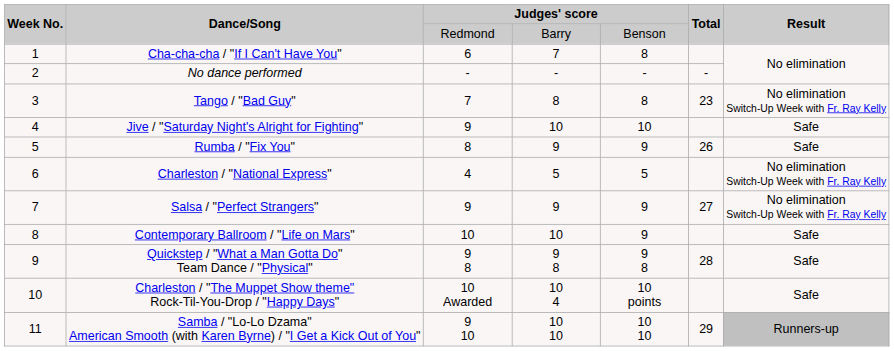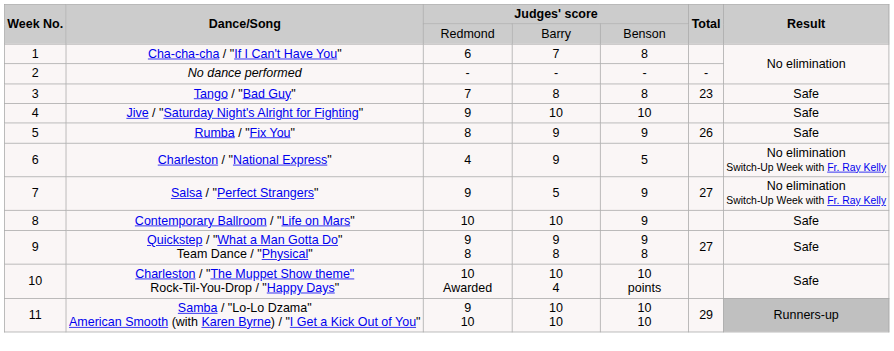(806, 100) No elimination Switch-Up Week with Fr. Ray Kelly -> (806, 93) Safe
(556, 174) 5 -> (556, 159) 9
(556, 207) 9 -> (556, 193) 5
(706, 261) 28 -> (706, 247) 27
